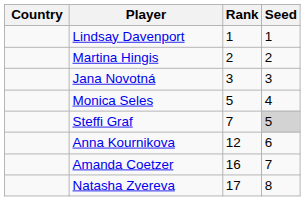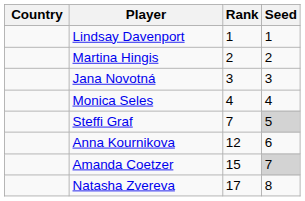(229, 100) 5 -> (229, 100) 4
(233, 164) 16 -> (233, 164) 15
(269, 164) no background -> (269, 164) lightgrey background
